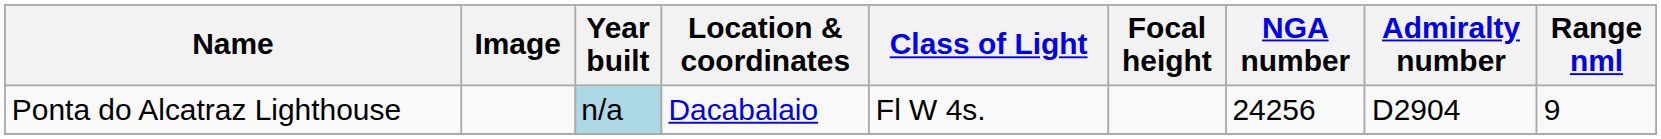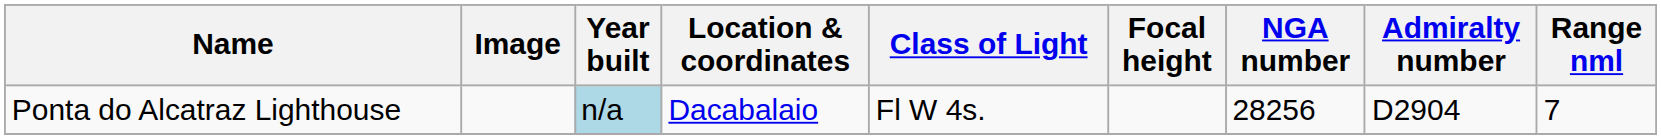(1274, 109) 24256 -> (1274, 109) 28256
(1552, 109) 9 -> (1552, 109) 7
